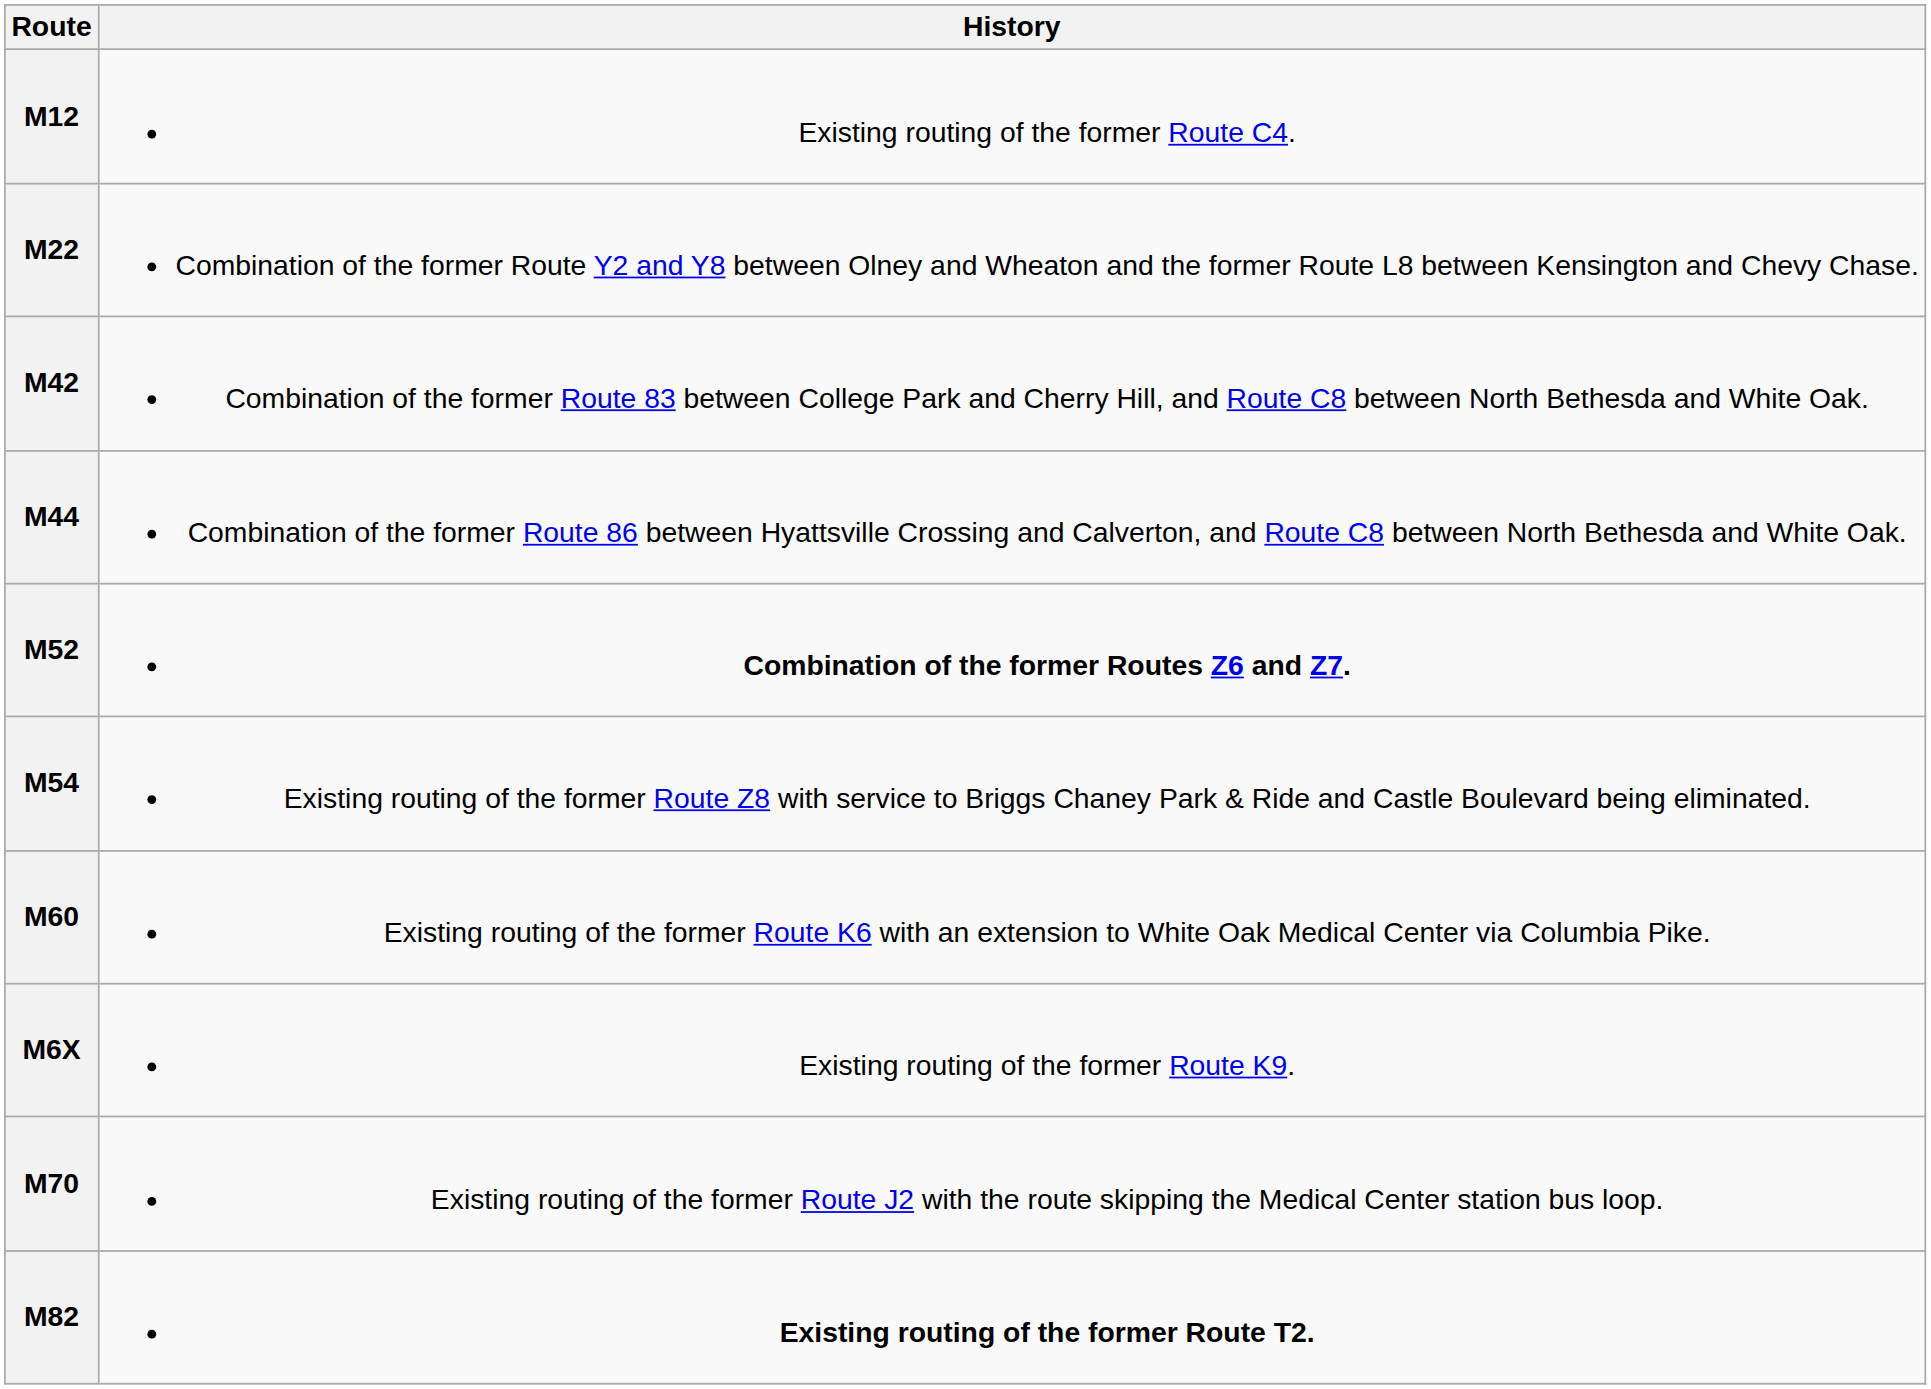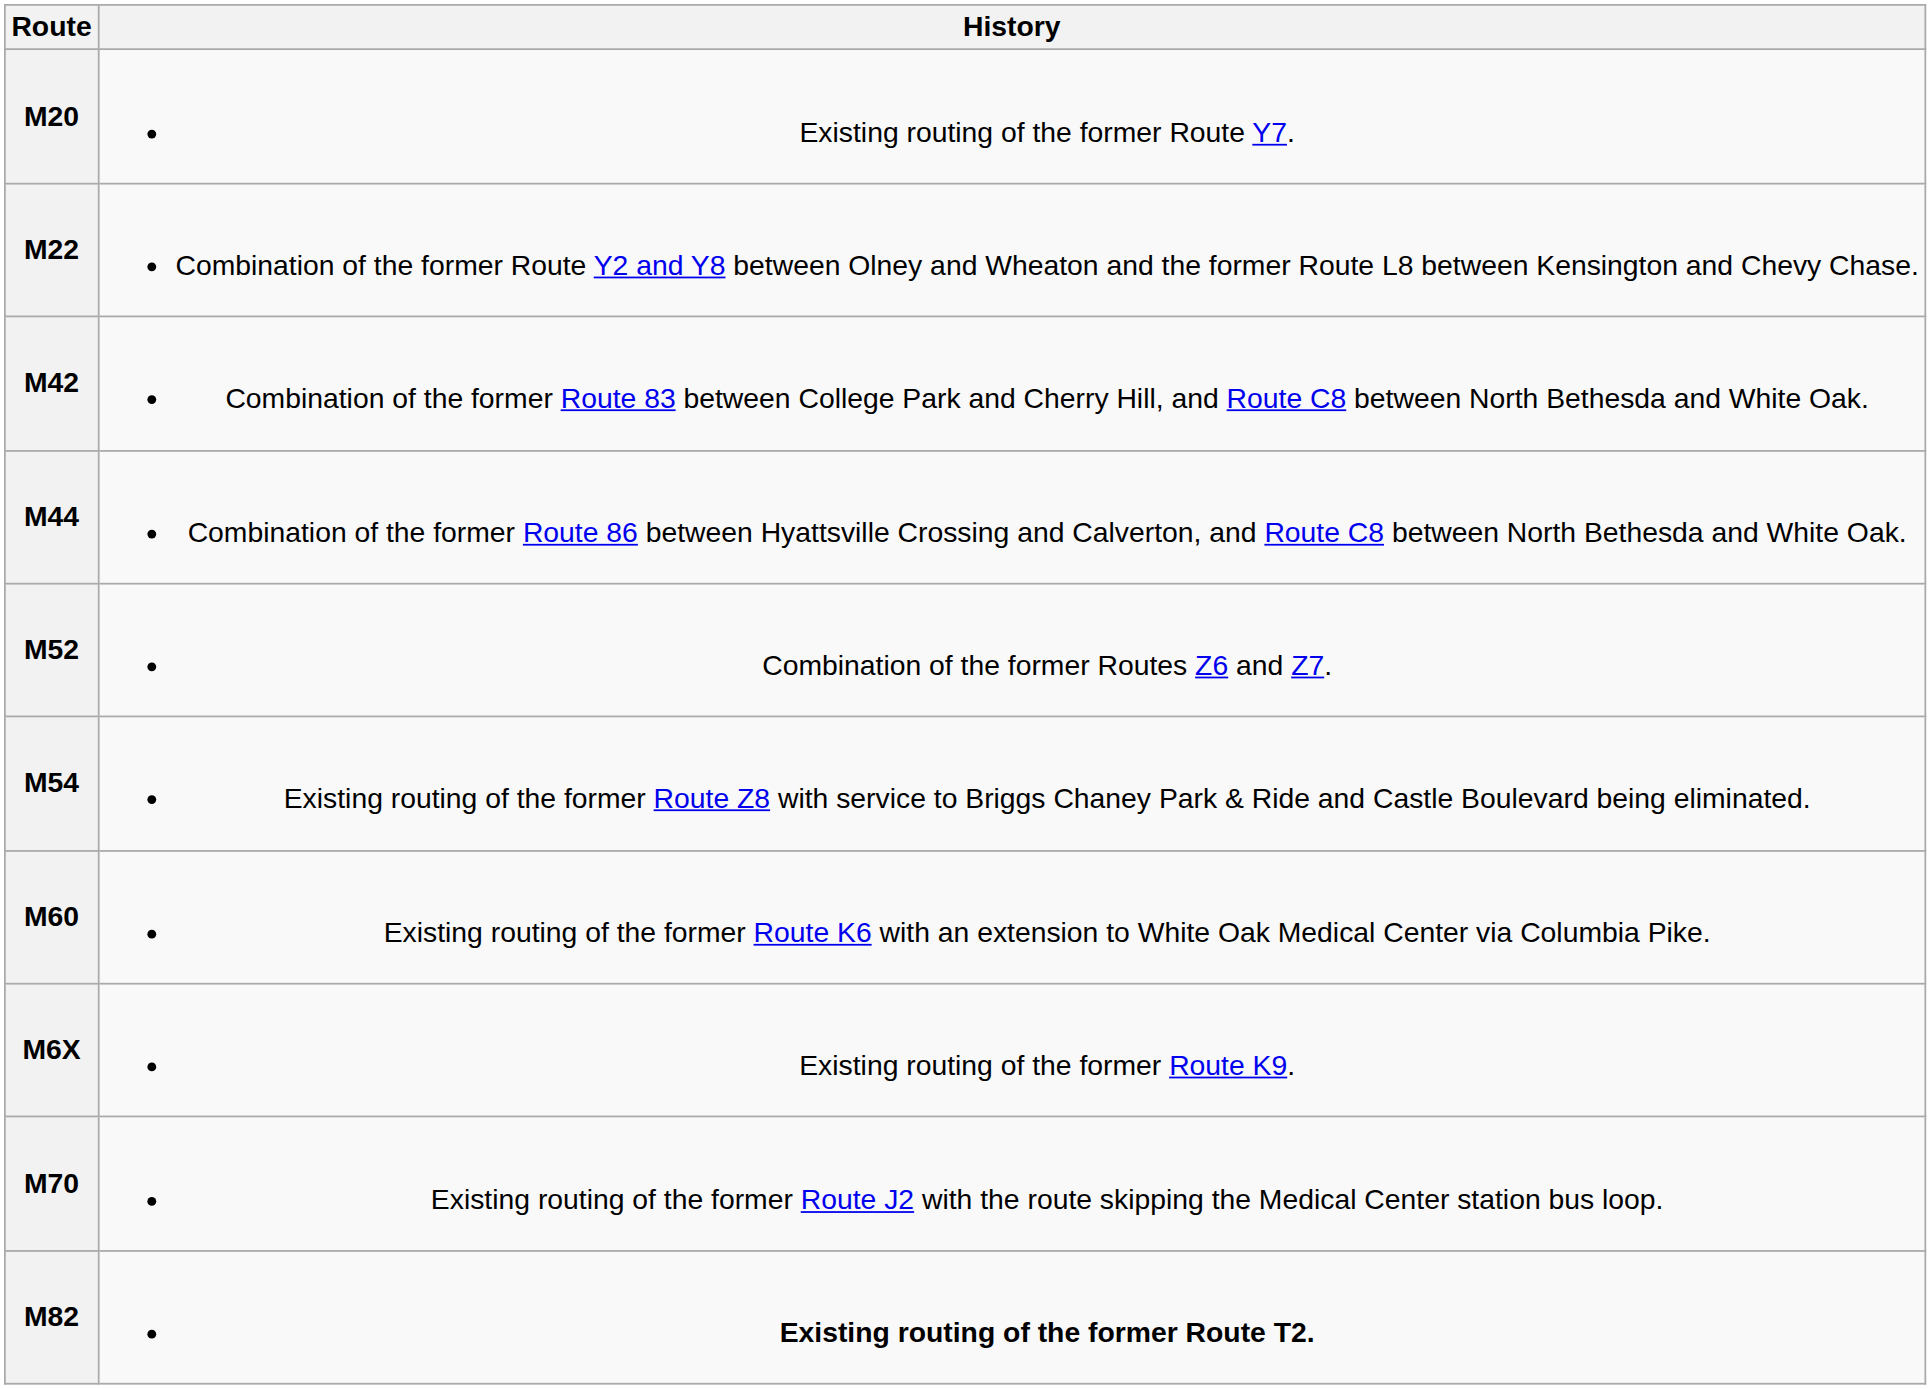- row: (52, 116)
+ row: (52, 116)
(1012, 666) bold -> (1012, 666) normal
